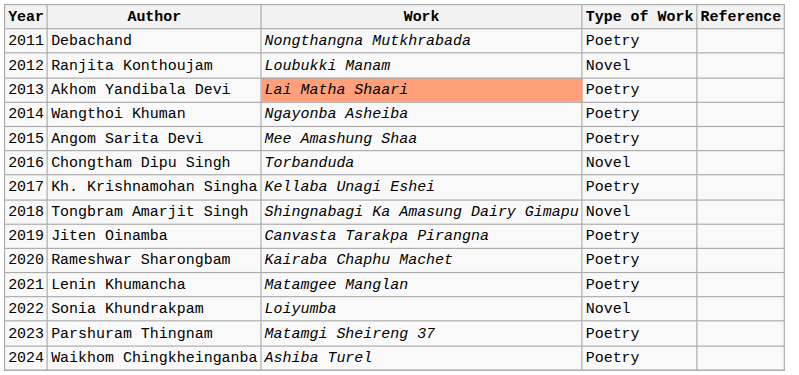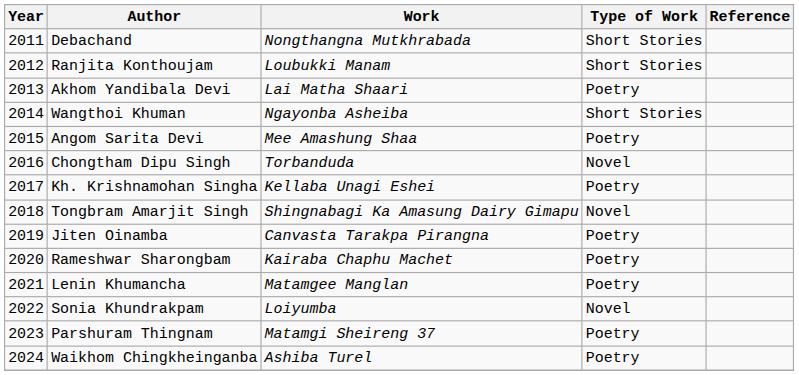(613, 41) Poetry -> (644, 41) Short Stories
(608, 65) Novel -> (644, 65) Short Stories
(336, 90) lightsalmon background -> (336, 90) no background
(613, 114) Poetry -> (644, 114) Short Stories
